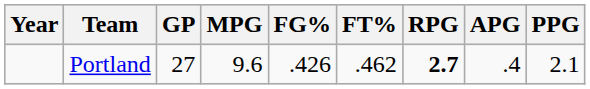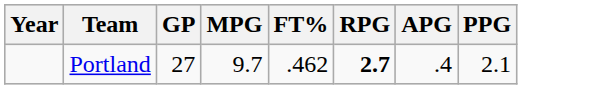- column: (302, 24)
(247, 64) 9.6 -> (247, 64) 9.7
